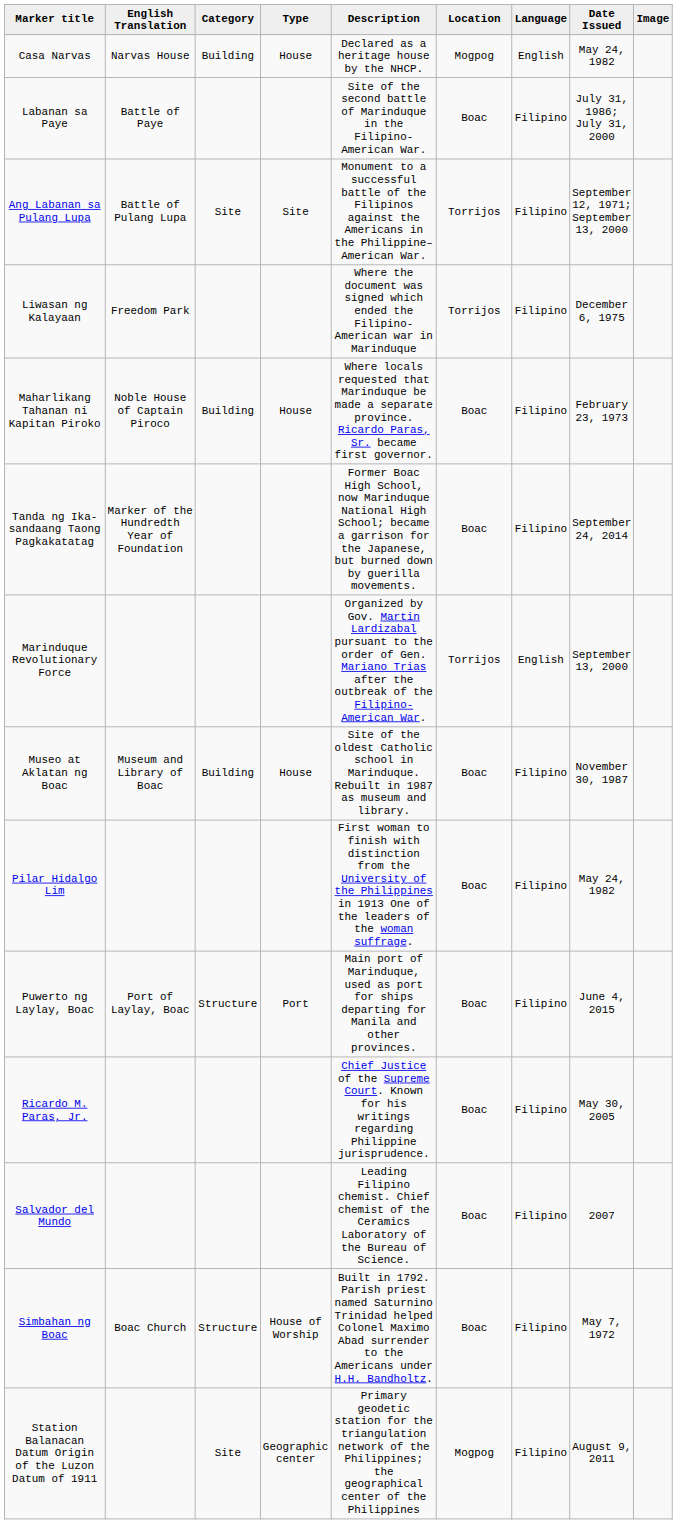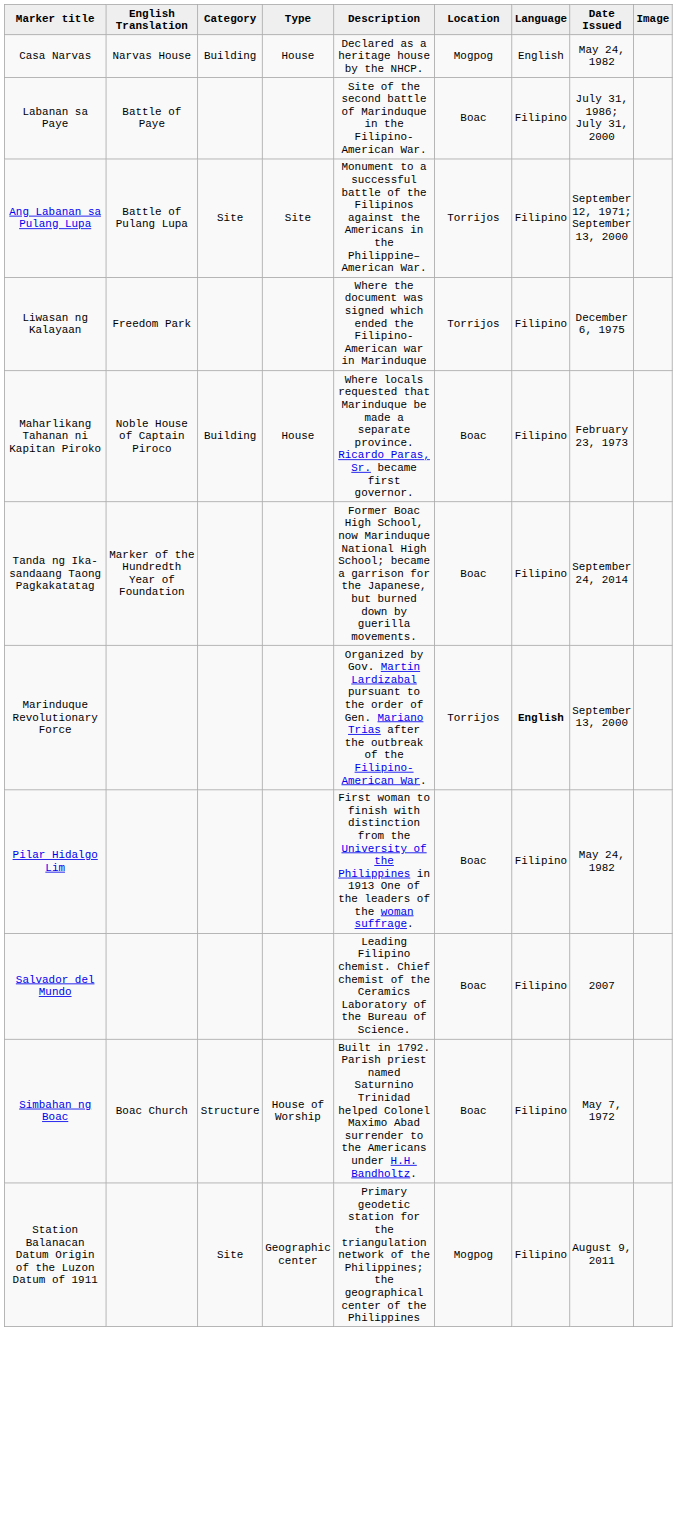(541, 661) normal -> (541, 718) bold
- row: (55, 773)
- row: (55, 1004)
- row: (55, 1110)
